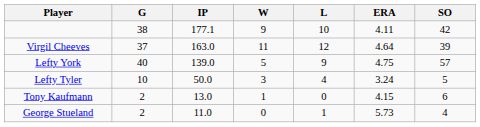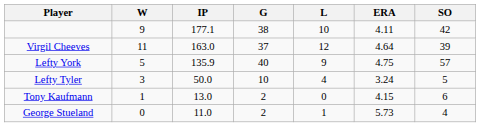columns swapped: (142, 12) <-> (263, 12)
(203, 63) 139.0 -> (203, 63) 135.9
